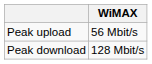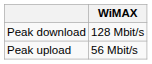rows swapped: (46, 50) <-> (39, 31)
